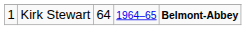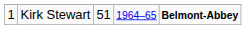(104, 14) 64 -> (104, 14) 51
